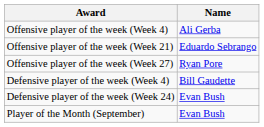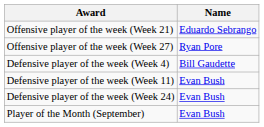- row: (87, 29)
+ row: (90, 79)
